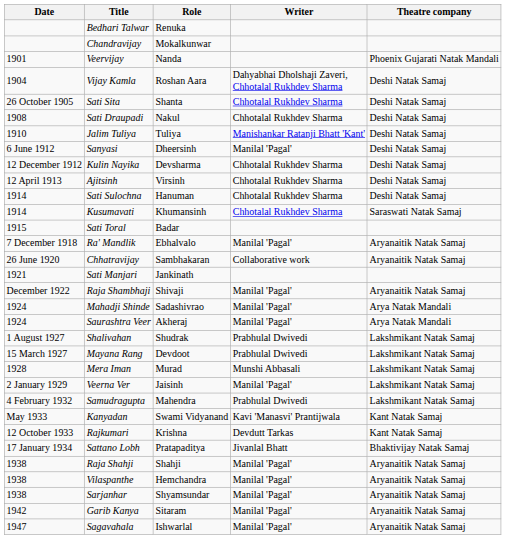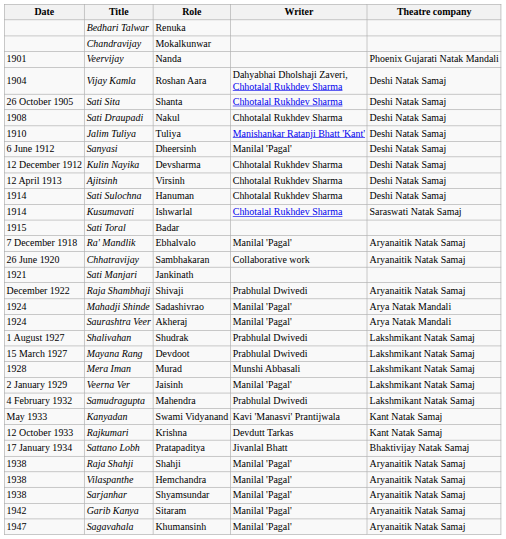(181, 212) Khumansinh -> (174, 212) Ishwarlal
(262, 290) Manilal 'Pagal' -> (270, 290) Prabhulal Dwivedi
(174, 526) Ishwarlal -> (181, 526) Khumansinh
